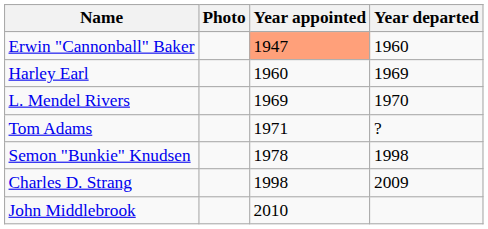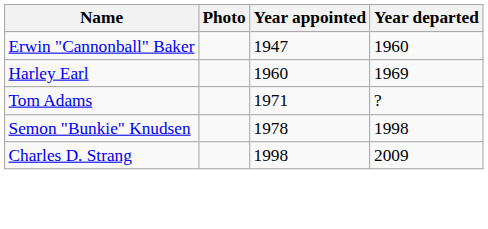(271, 45) lightsalmon background -> (271, 45) no background
- row: (69, 100)
- row: (72, 210)
